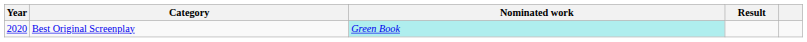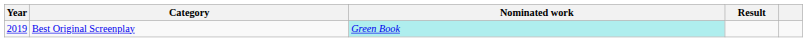(17, 28) 2020 -> (17, 28) 2019
